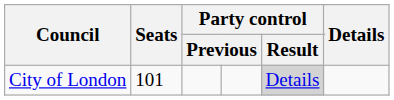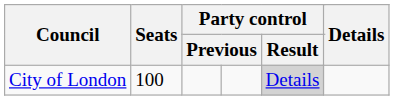(149, 79) 101 -> (149, 79) 100
